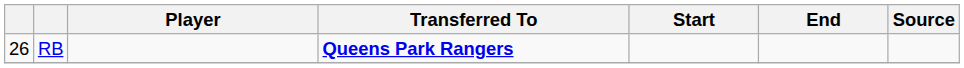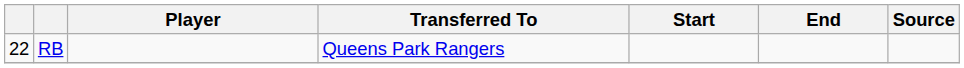(19, 48) 26 -> (19, 48) 22
(418, 48) bold -> (413, 48) normal
